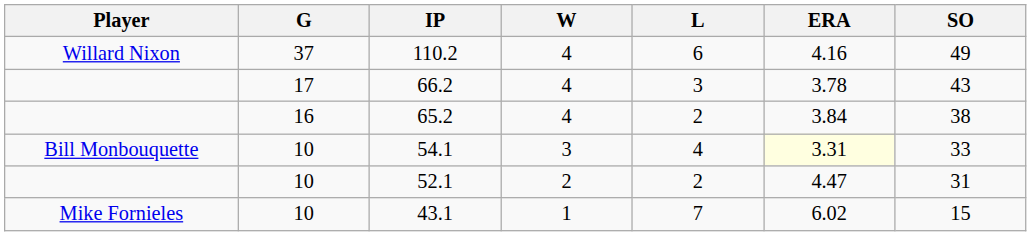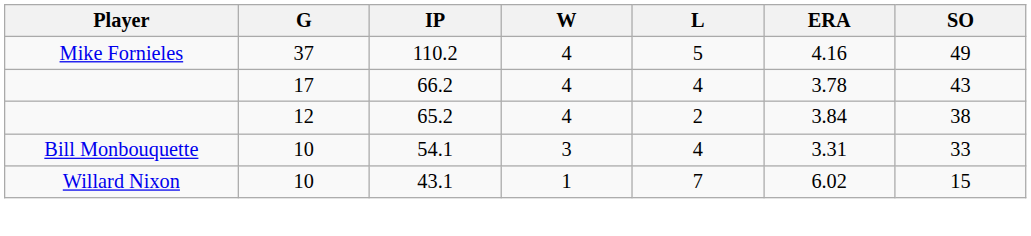(121, 52) Willard Nixon -> (121, 52) Mike Fornieles
(698, 52) 6 -> (698, 52) 5
(698, 85) 3 -> (698, 85) 4
(304, 117) 16 -> (304, 117) 12
(829, 149) lightyellow background -> (829, 149) no background
- row: (435, 181)
(121, 213) Mike Fornieles -> (121, 181) Willard Nixon
